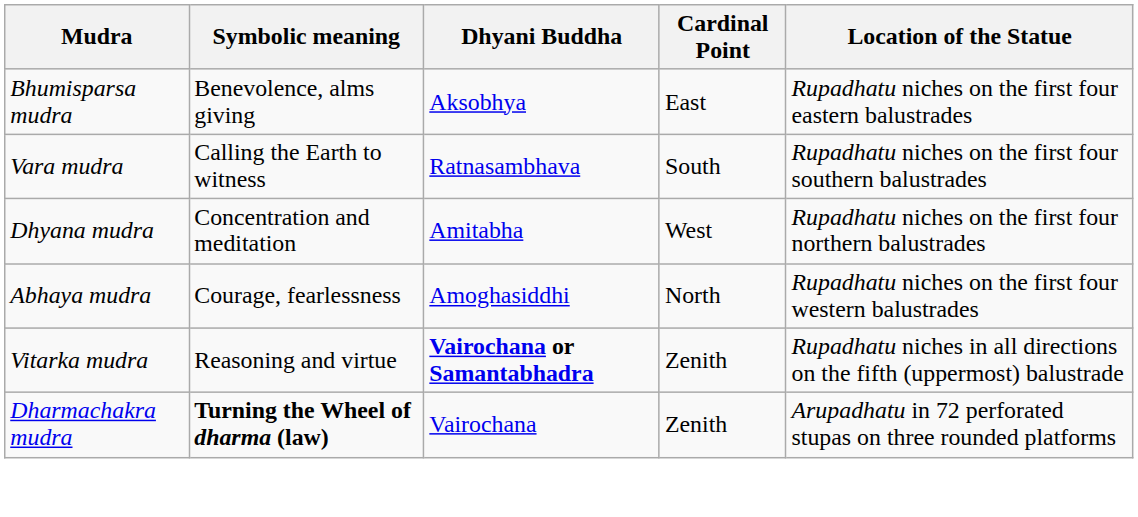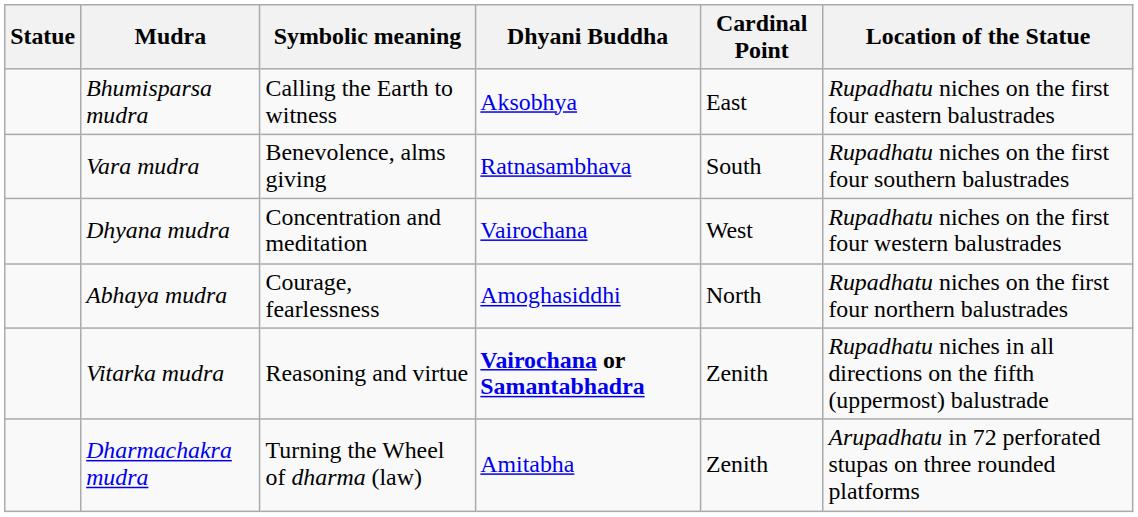+ column: (43, 36)
(284, 101) Benevolence, alms giving -> (359, 101) Calling the Earth to witness
(288, 166) Calling the Earth to witness -> (356, 166) Benevolence, alms giving
(476, 230) Amitabha -> (534, 230) Vairochana
(955, 230) Rupadhatu niches on the first four northern balustrades -> (969, 230) Rupadhatu niches on the first four western balustrades
(955, 295) Rupadhatu niches on the first four western balustrades -> (969, 295) Rupadhatu niches on the first four northern balustrades
(303, 424) bold -> (355, 464) normal
(483, 424) Vairochana -> (527, 464) Amitabha
